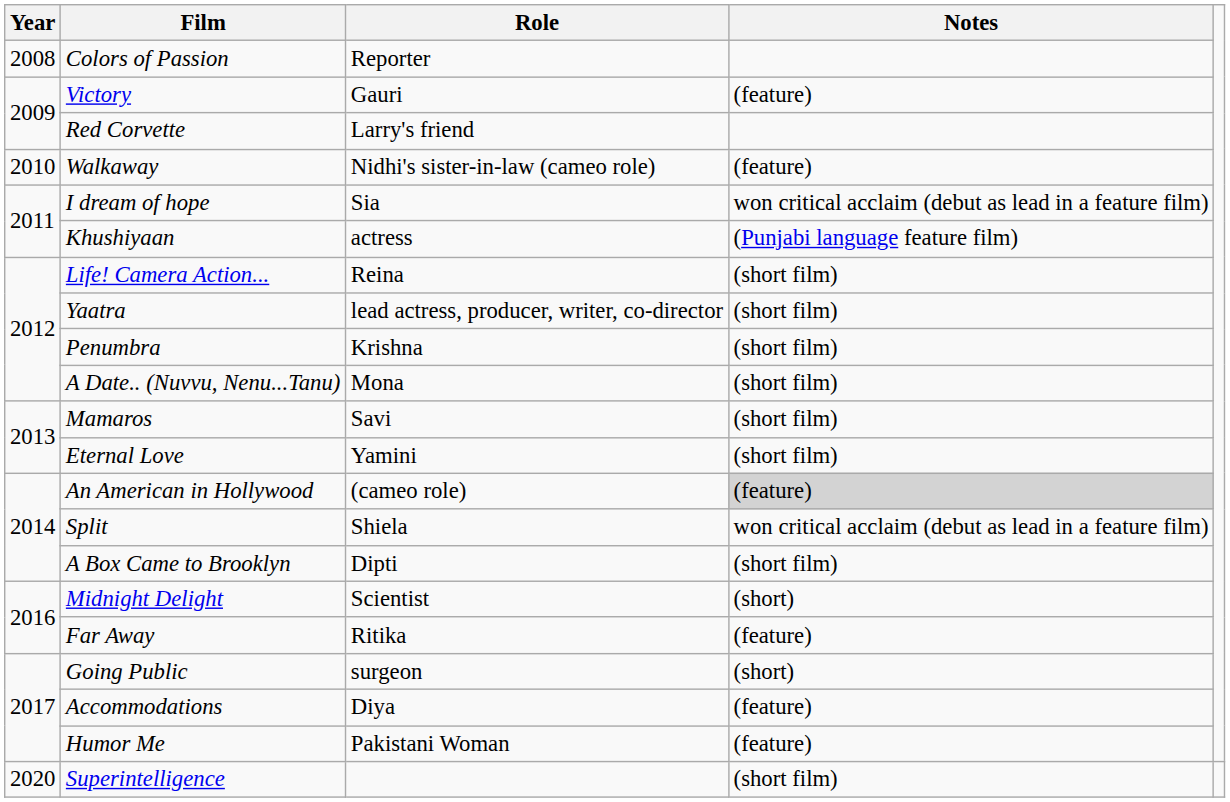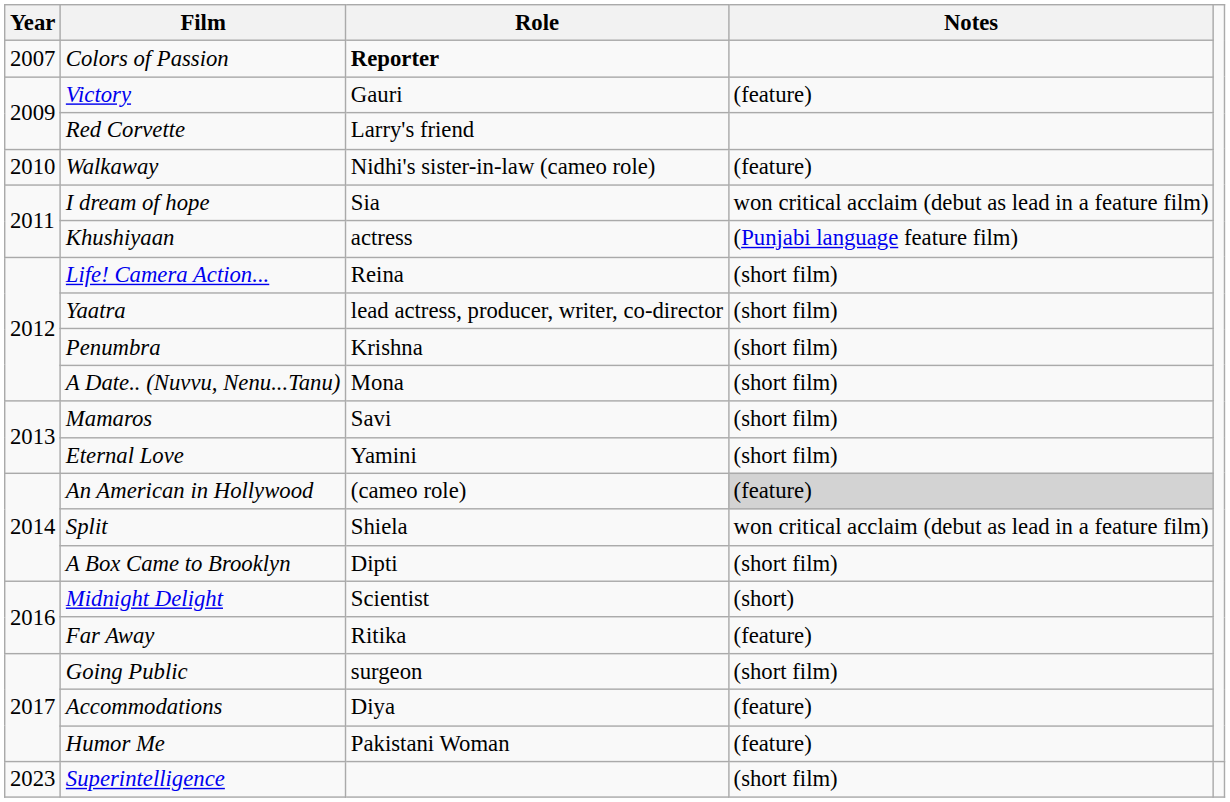(33, 58) 2008 -> (33, 58) 2007
(391, 58) normal -> (395, 58) bold
(764, 671) (short) -> (786, 671) (short film)
(33, 779) 2020 -> (33, 779) 2023
